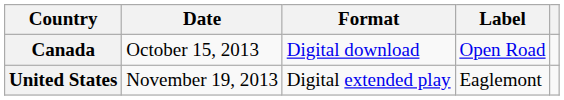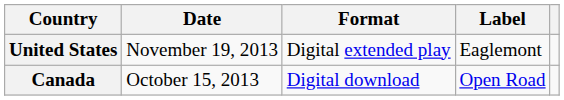rows swapped: (63, 49) <-> (63, 79)
